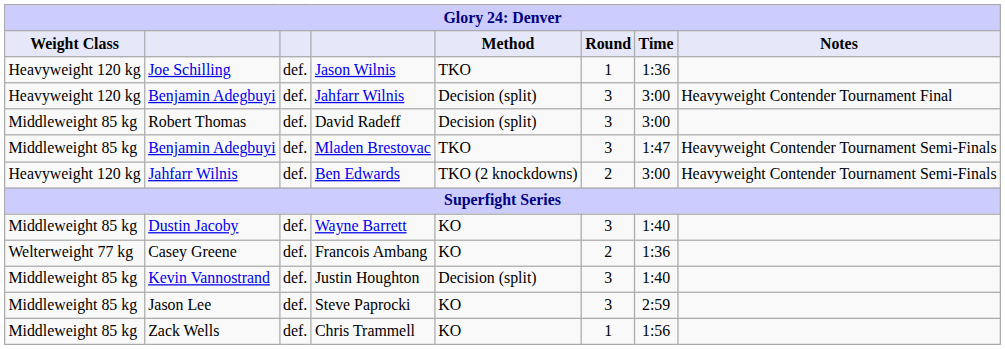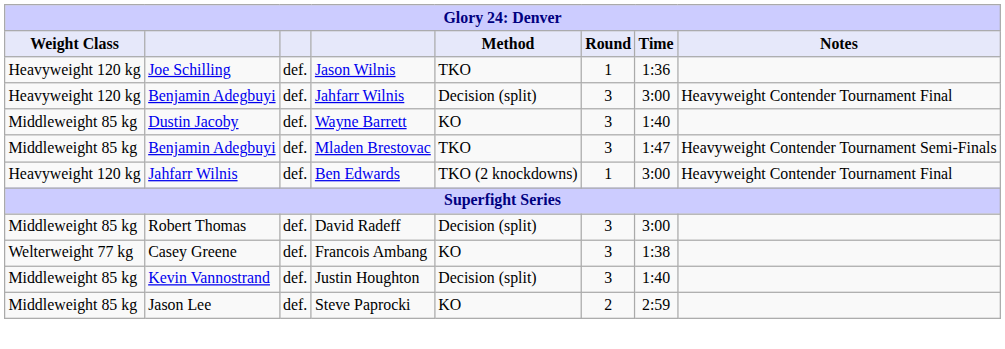rows swapped: (361, 226) <-> (358, 121)
(608, 174) 2 -> (608, 174) 1
(839, 174) Heavyweight Contender Tournament Semi-Finals -> (817, 174) Heavyweight Contender Tournament Final
(608, 252) 2 -> (608, 252) 3
(656, 252) 1:36 -> (656, 252) 1:38
(608, 305) 3 -> (608, 305) 2
- row: (365, 331)
